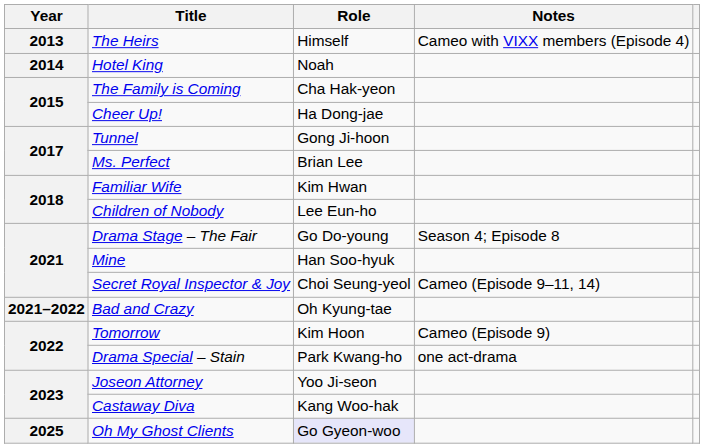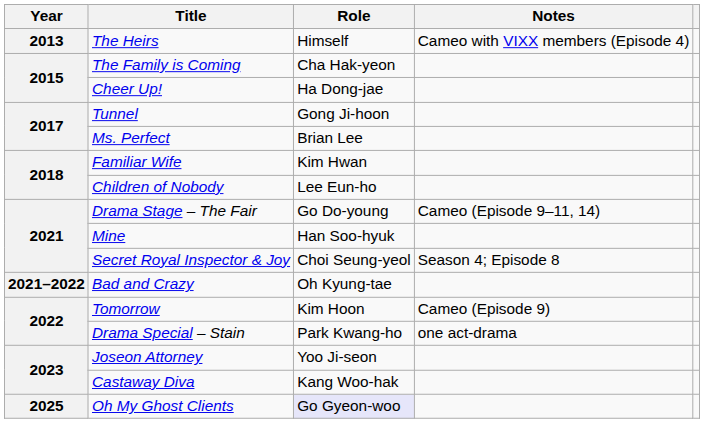- row: (127, 65)
(489, 235) Season 4; Episode 8 -> (509, 211) Cameo (Episode 9–11, 14)
(509, 284) Cameo (Episode 9–11, 14) -> (489, 260) Season 4; Episode 8
